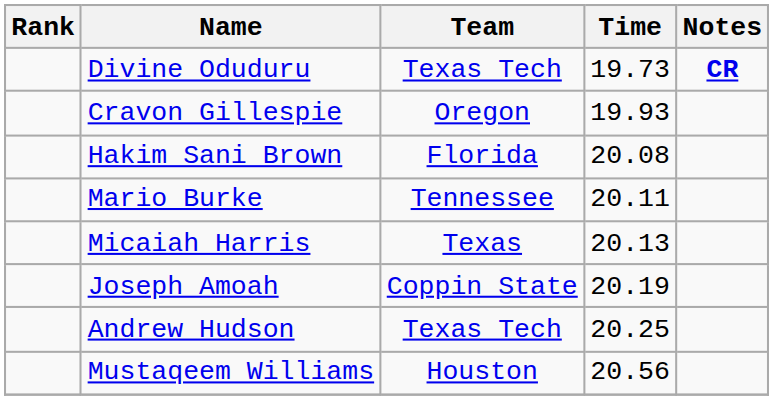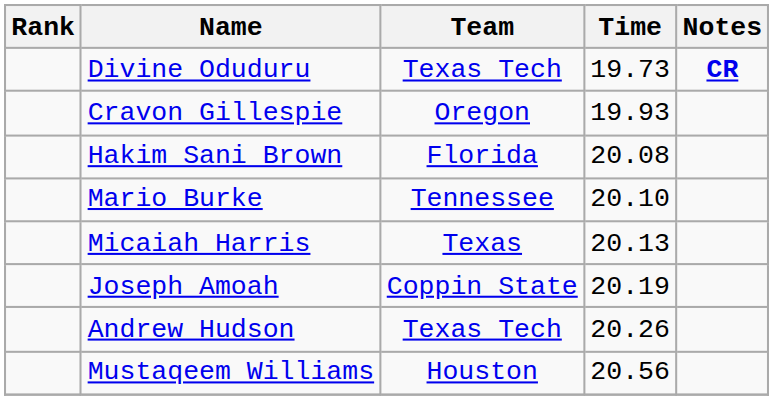(630, 200) 20.11 -> (630, 200) 20.10
(630, 329) 20.25 -> (630, 329) 20.26
